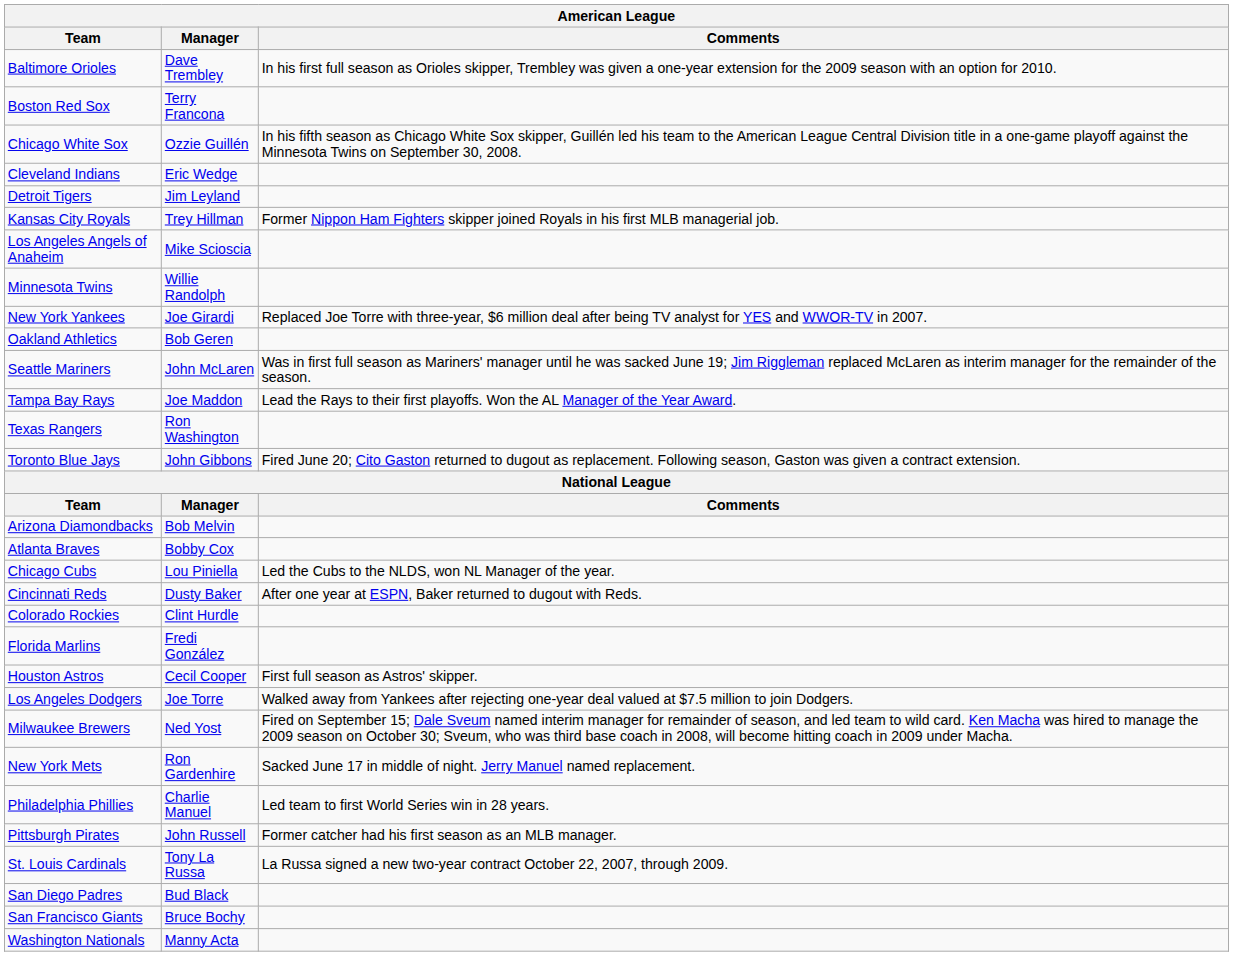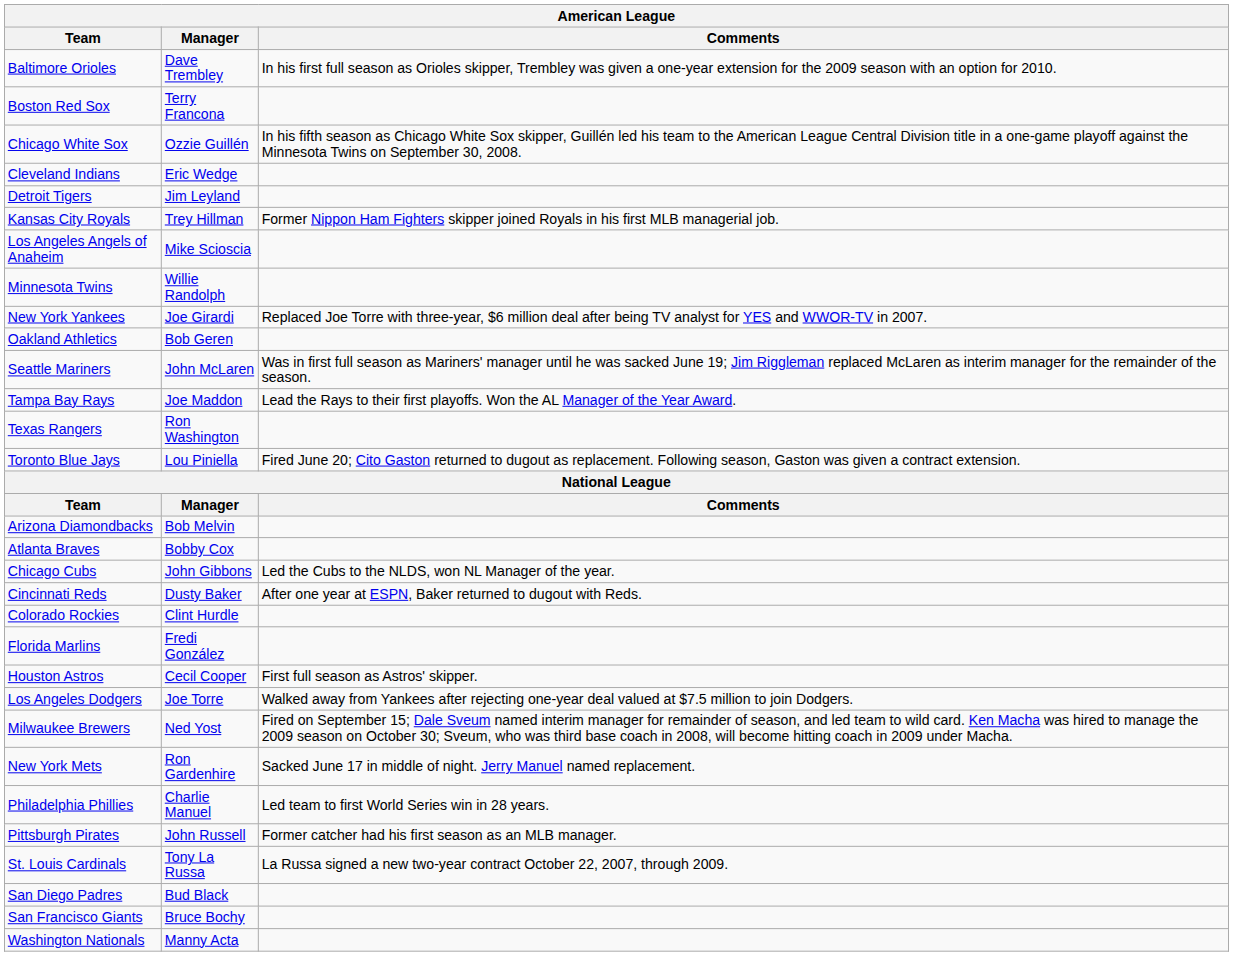(208, 460) John Gibbons -> (201, 460) Lou Piniella
(201, 572) Lou Piniella -> (208, 572) John Gibbons
